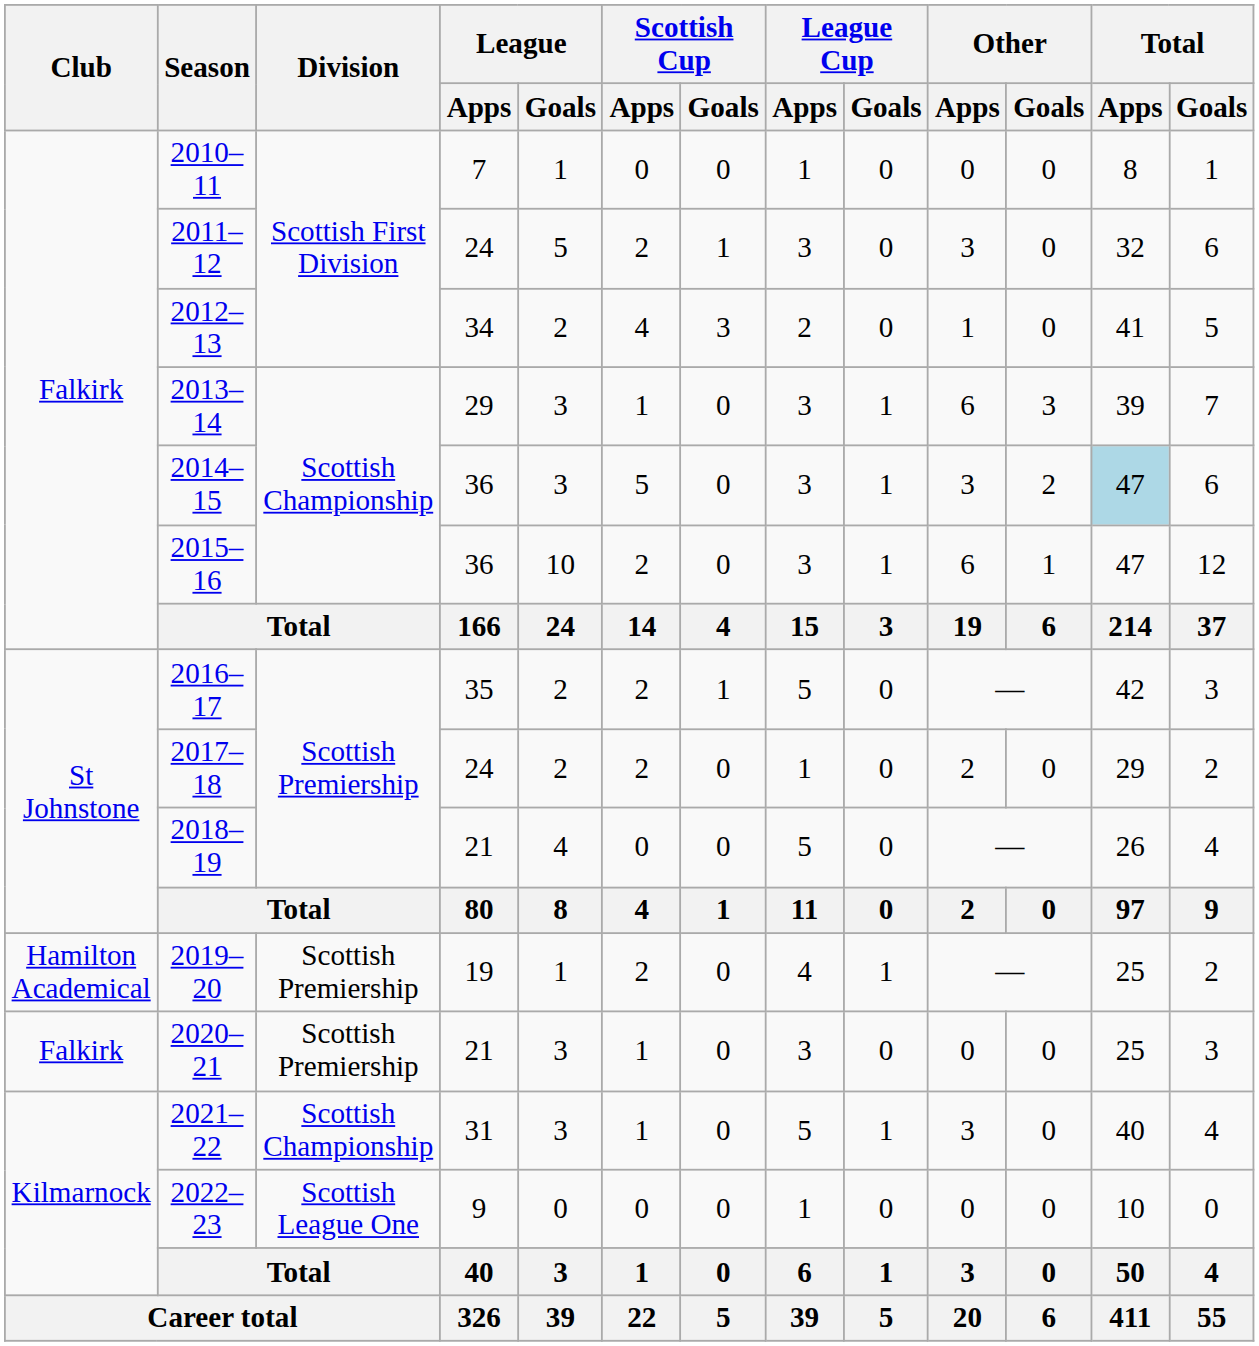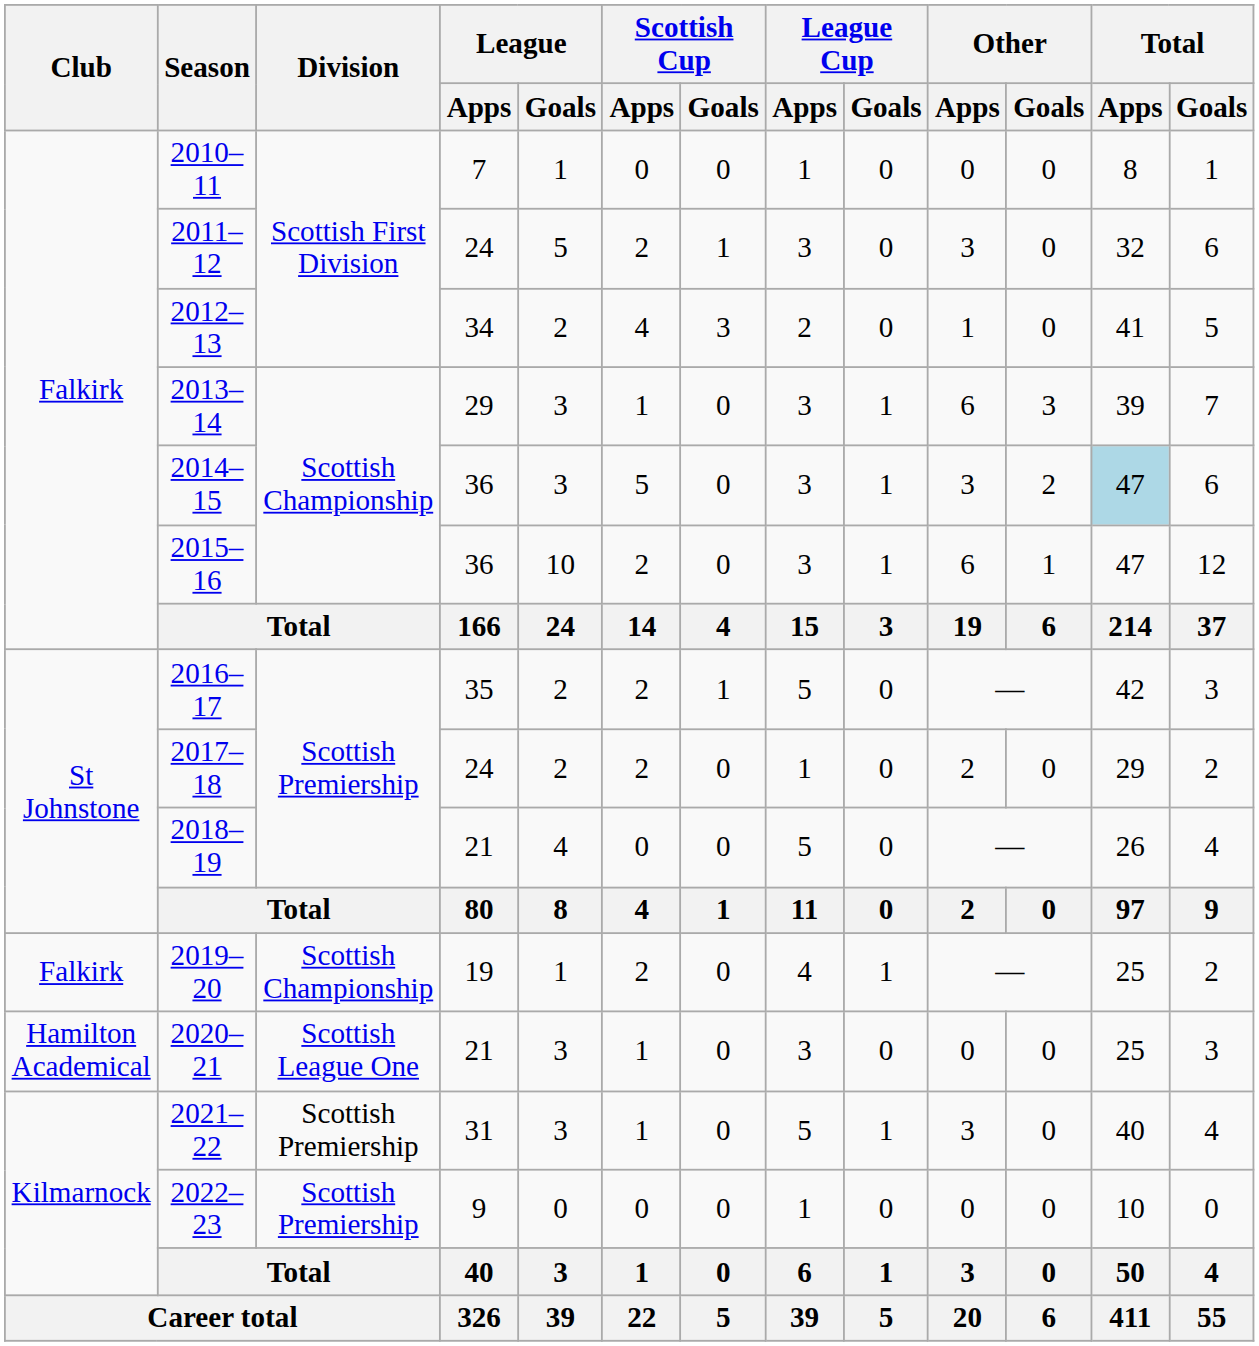(81, 971) Hamilton Academical -> (81, 971) Falkirk
(348, 971) Scottish Premiership -> (348, 971) Scottish Championship
(81, 1050) Falkirk -> (81, 1050) Hamilton Academical
(348, 1050) Scottish Premiership -> (348, 1050) Scottish League One
(348, 1129) Scottish Championship -> (348, 1129) Scottish Premiership
(348, 1208) Scottish League One -> (348, 1208) Scottish Premiership
